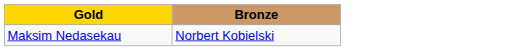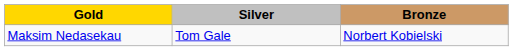+ column: (256, 14)
